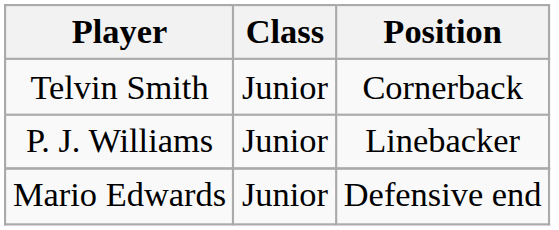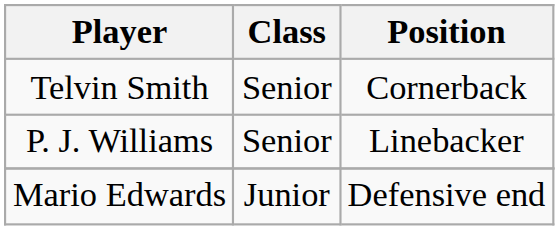(285, 86) Junior -> (287, 86) Senior
(285, 140) Junior -> (287, 140) Senior
